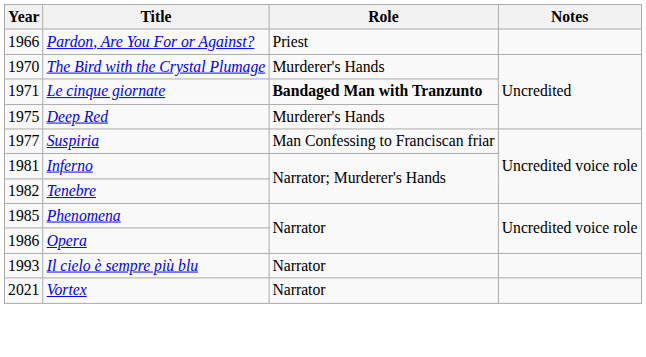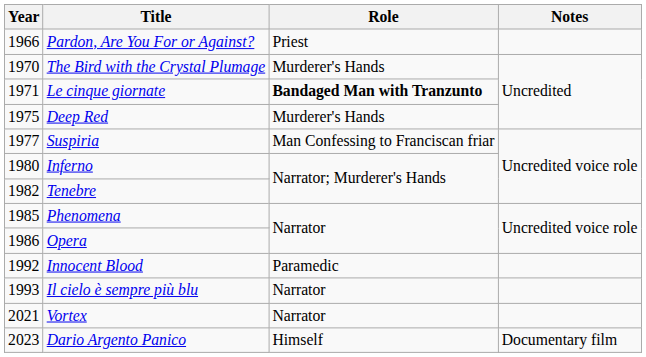(24, 166) 1981 -> (24, 166) 1980
+ row: (95, 265)
+ row: (116, 340)
